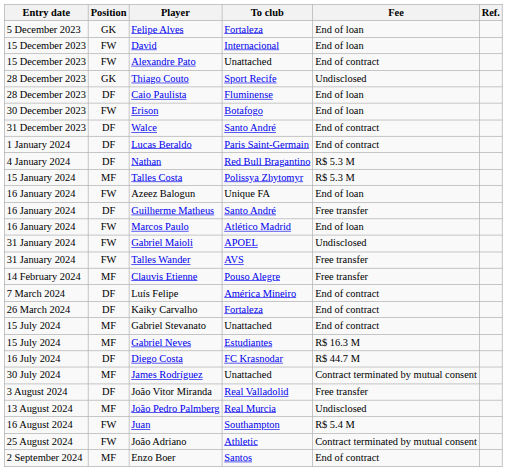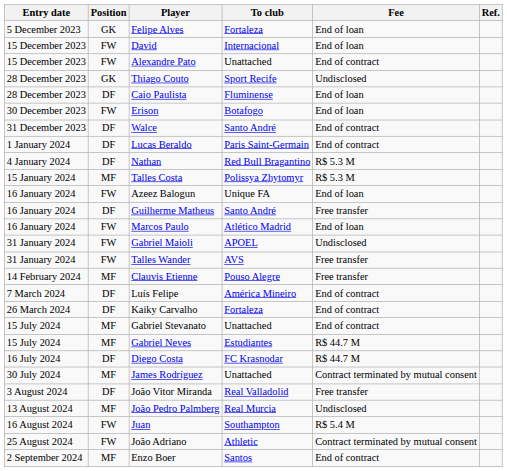(338, 342) R$ 16.3 M -> (338, 342) R$ 44.7 M
